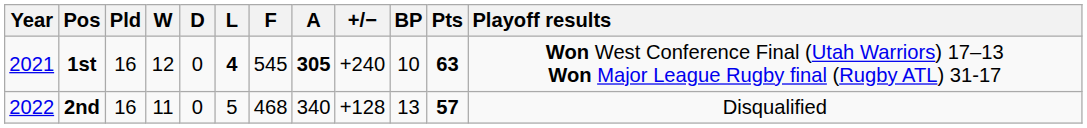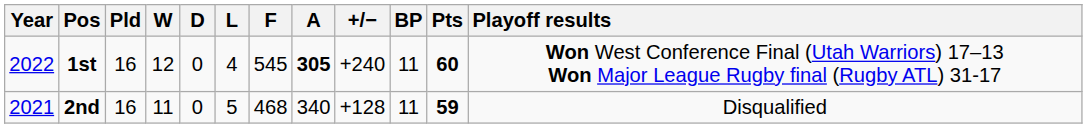(32, 63) 2021 -> (32, 63) 2022
(232, 63) bold -> (232, 63) normal
(408, 63) 10 -> (408, 63) 11
(447, 63) 63 -> (447, 63) 60
(32, 107) 2022 -> (32, 107) 2021
(408, 107) 13 -> (408, 107) 11
(447, 107) 57 -> (447, 107) 59
